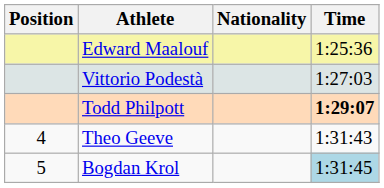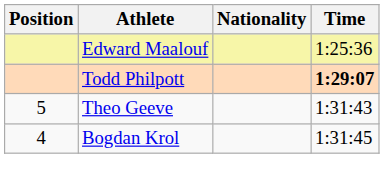- row: (143, 78)
(41, 138) 4 -> (41, 108) 5
(41, 167) 5 -> (41, 138) 4
(344, 167) lightblue background -> (344, 138) no background
